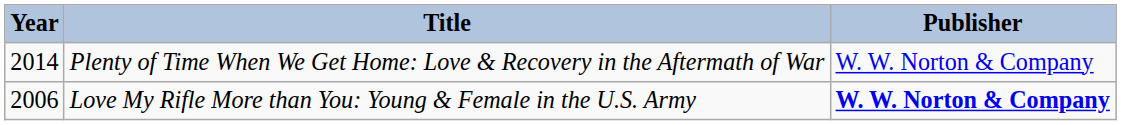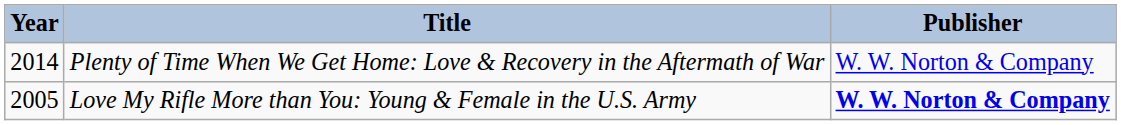(34, 100) 2006 -> (34, 100) 2005
